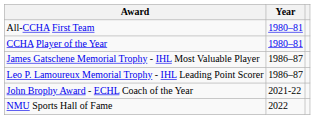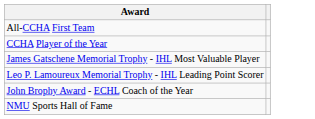- column: (285, 12)
